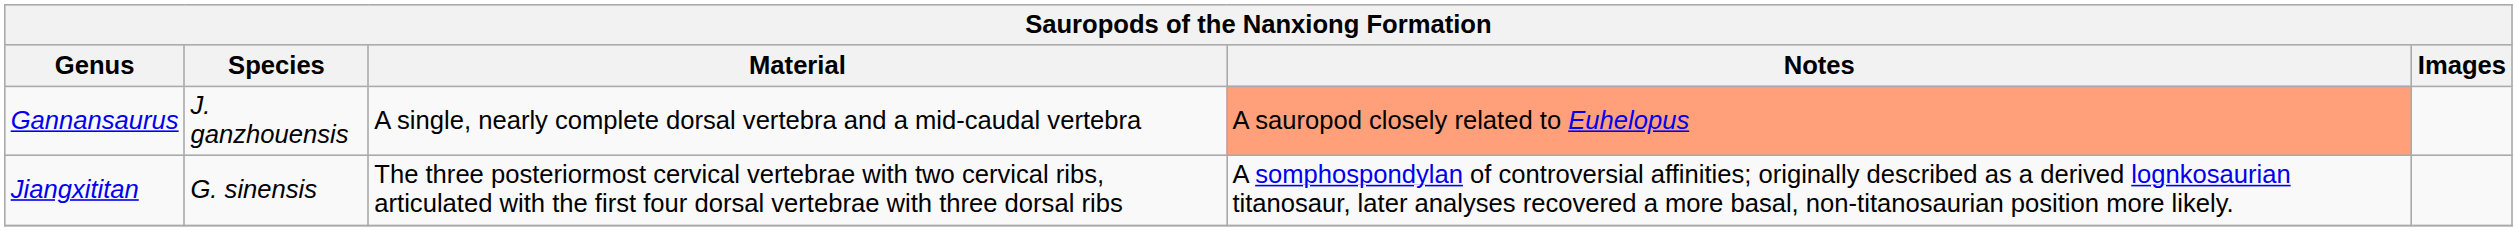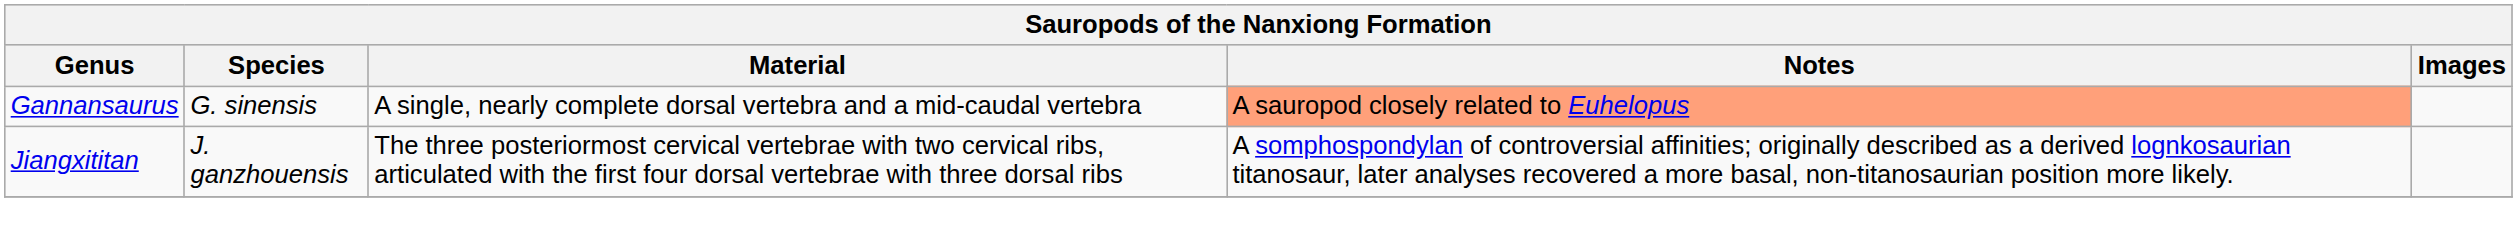(269, 120) J. ganzhouensis -> (254, 106) G. sinensis
(254, 189) G. sinensis -> (269, 160) J. ganzhouensis
